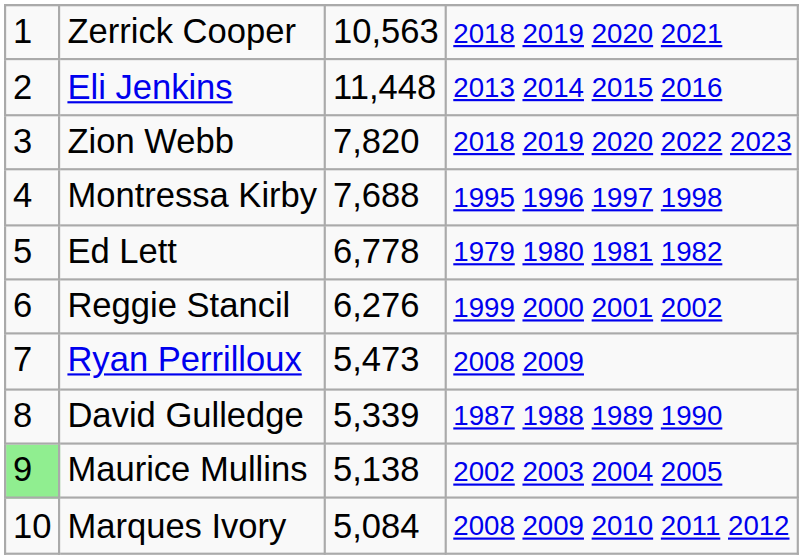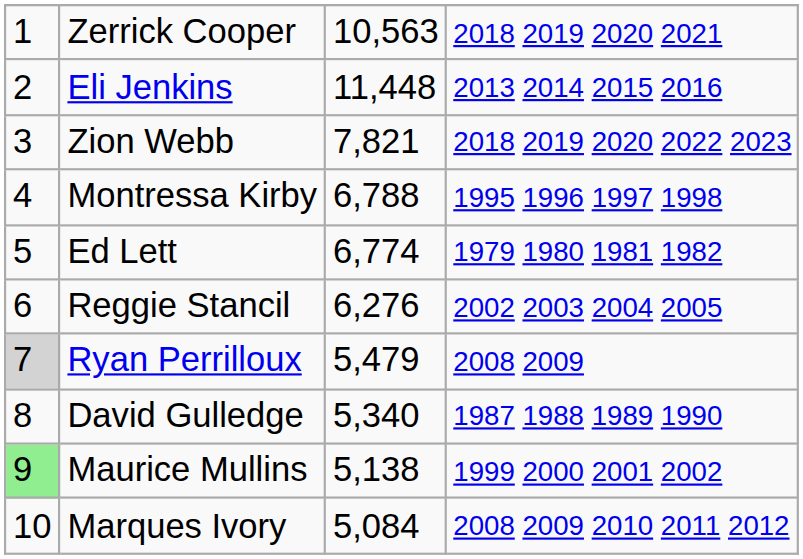(376, 141) 7,820 -> (376, 141) 7,821
(376, 196) 7,688 -> (376, 196) 6,788
(376, 251) 6,778 -> (376, 251) 6,774
(588, 307) 1999 2000 2001 2002 -> (588, 307) 2002 2003 2004 2005
(23, 360) no background -> (23, 360) lightgrey background
(376, 360) 5,473 -> (376, 360) 5,479
(376, 415) 5,339 -> (376, 415) 5,340
(588, 471) 2002 2003 2004 2005 -> (588, 471) 1999 2000 2001 2002
